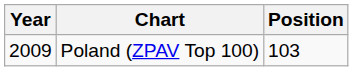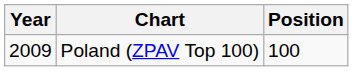(284, 50) 103 -> (284, 50) 100
